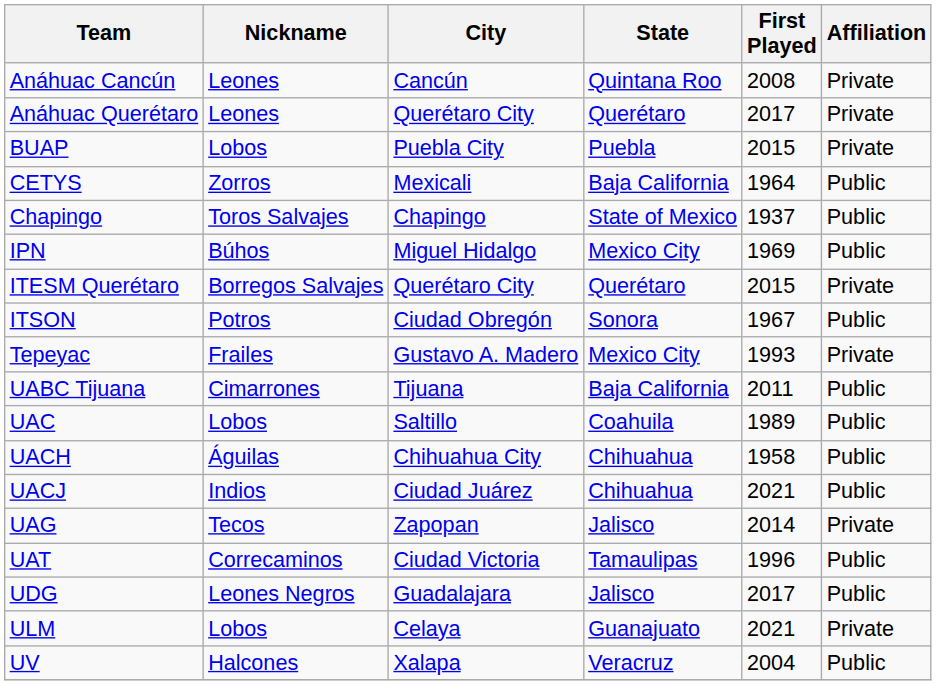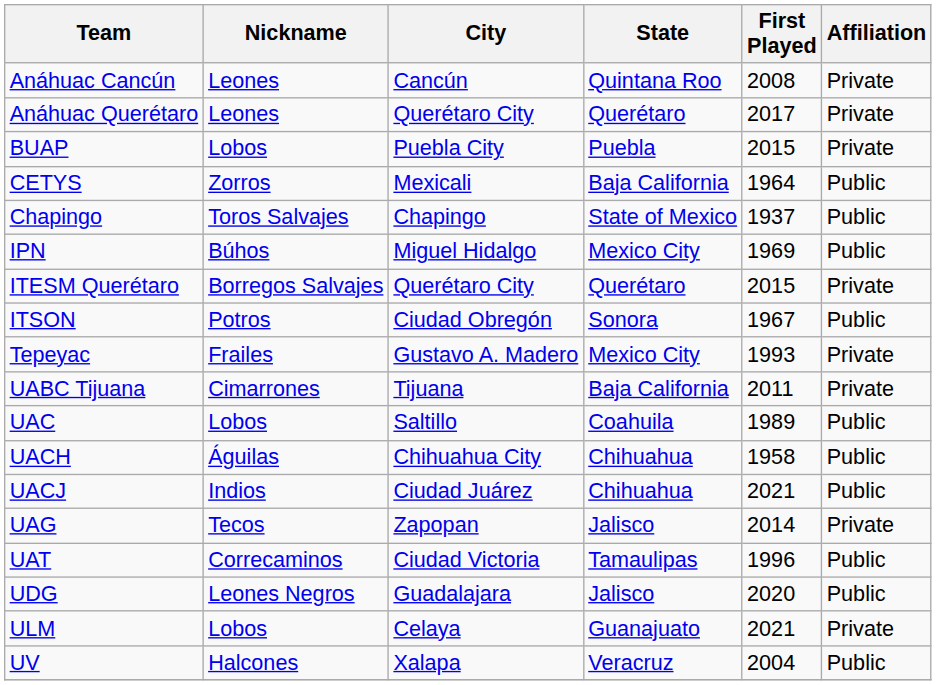(856, 388) Public -> (860, 388) Private
(771, 594) 2017 -> (771, 594) 2020
